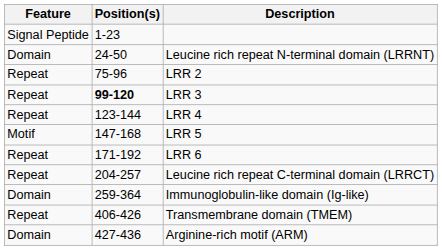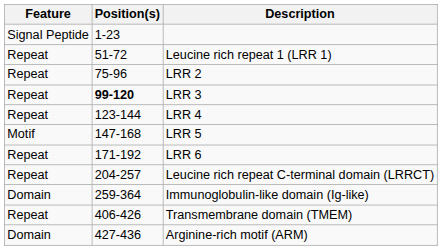- row: (300, 54)
+ row: (249, 54)
